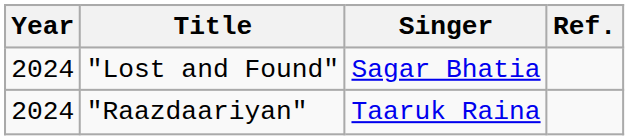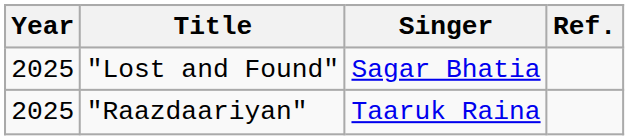(43, 69) 2024 -> (43, 69) 2025
(43, 112) 2024 -> (43, 112) 2025
